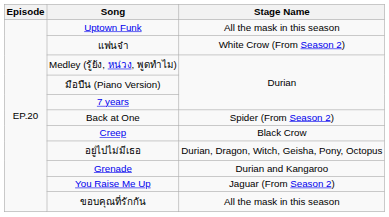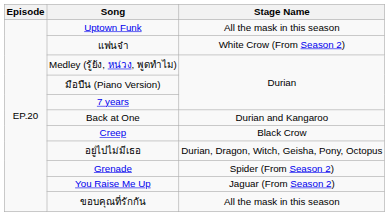(282, 117) Spider (From Season 2) -> (282, 117) Durian and Kangaroo
(282, 168) Durian and Kangaroo -> (282, 168) Spider (From Season 2)
